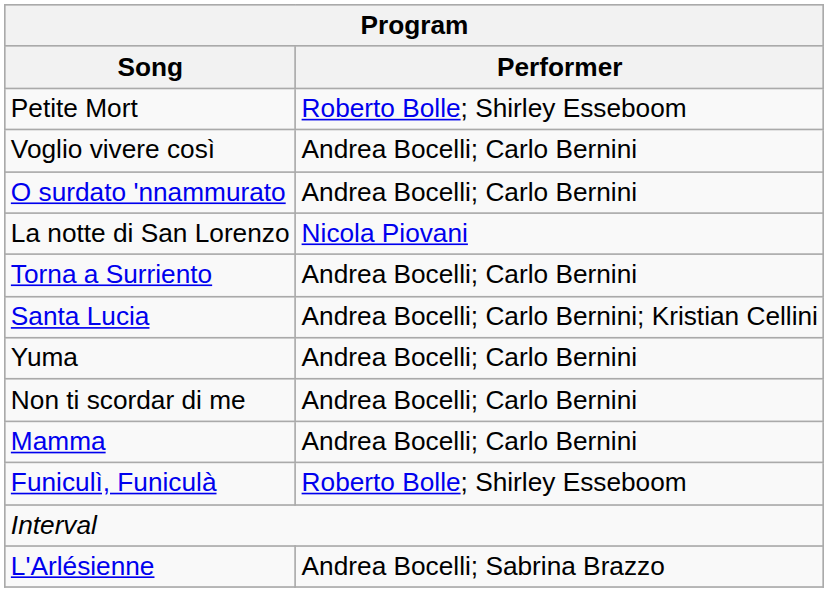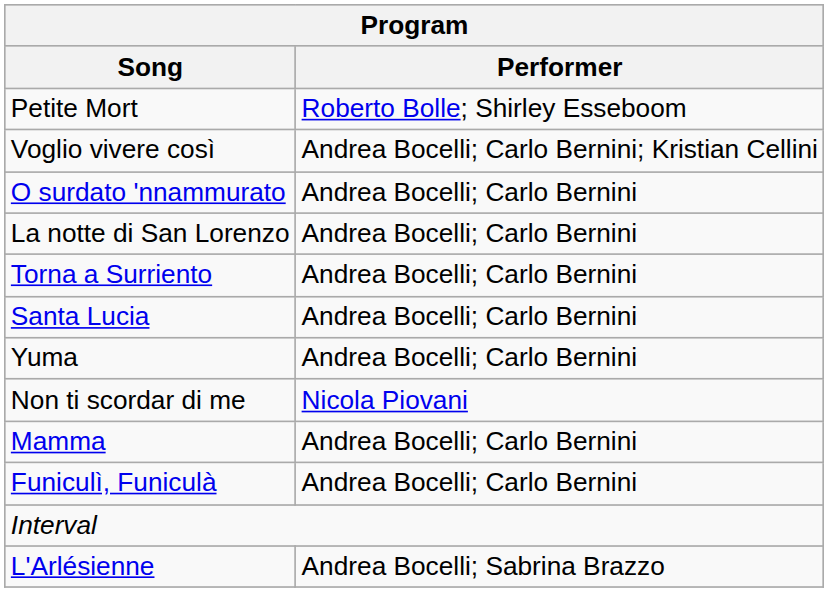(469, 150) Andrea Bocelli; Carlo Bernini -> (560, 150) Andrea Bocelli; Carlo Bernini; Kristian Cellini
(385, 233) Nicola Piovani -> (469, 233) Andrea Bocelli; Carlo Bernini
(560, 316) Andrea Bocelli; Carlo Bernini; Kristian Cellini -> (469, 316) Andrea Bocelli; Carlo Bernini
(469, 399) Andrea Bocelli; Carlo Bernini -> (385, 399) Nicola Piovani
(494, 483) Roberto Bolle; Shirley Esseboom -> (469, 483) Andrea Bocelli; Carlo Bernini
